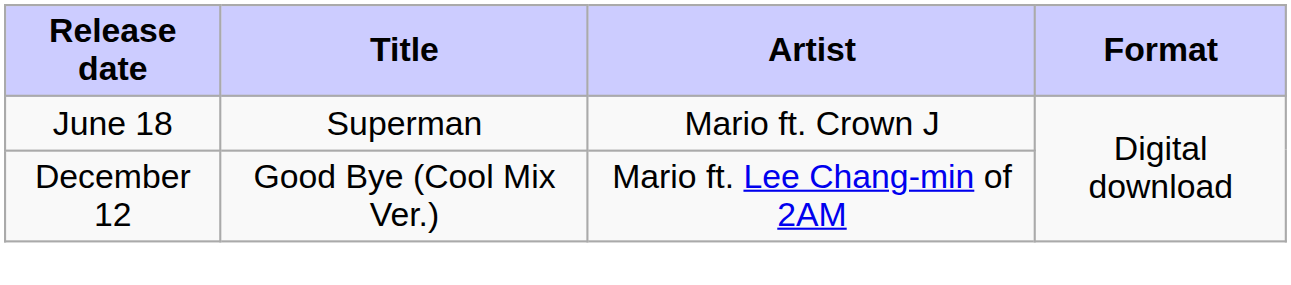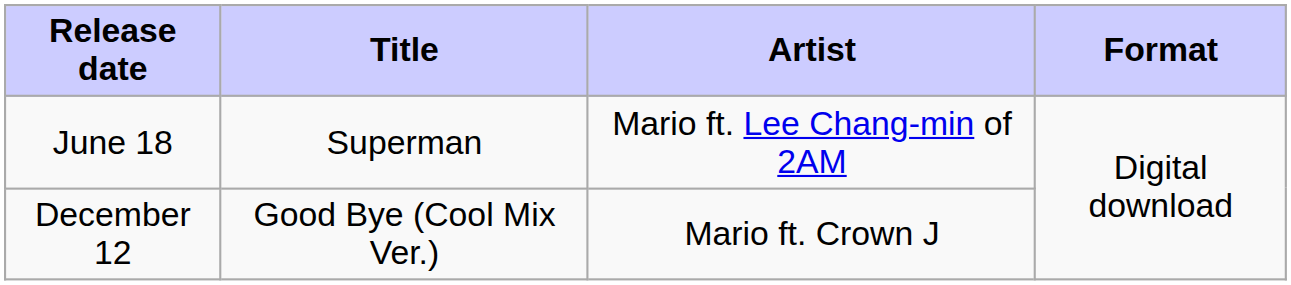(812, 122) Mario ft. Crown J -> (812, 141) Mario ft. Lee Chang-min of 2AM
(812, 195) Mario ft. Lee Chang-min of 2AM -> (812, 233) Mario ft. Crown J
